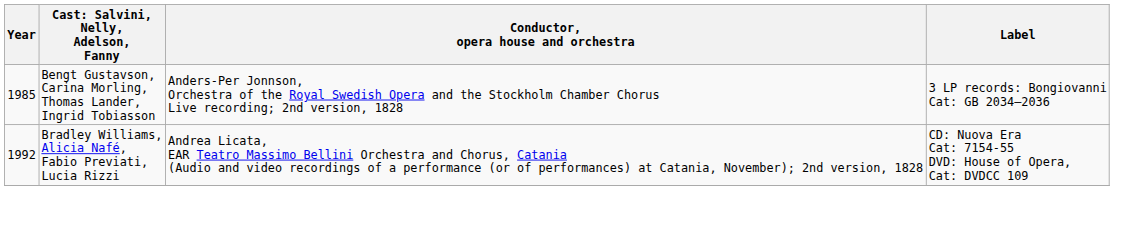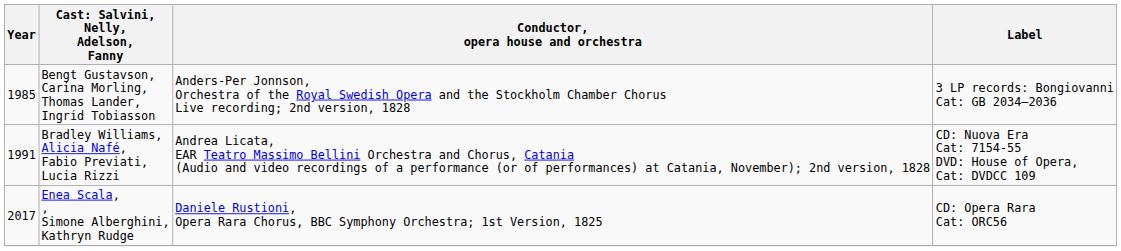(22, 155) 1992 -> (22, 155) 1991
+ row: (106, 215)
